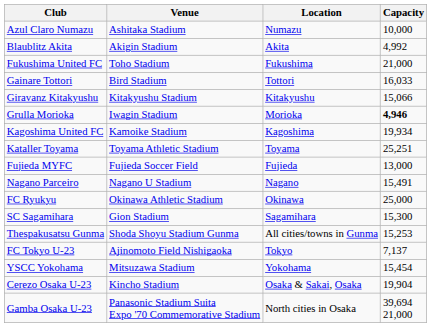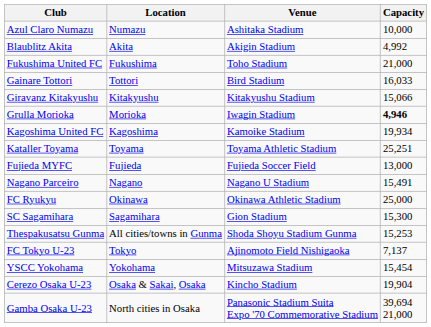columns swapped: (322, 13) <-> (185, 13)
